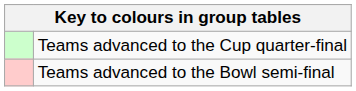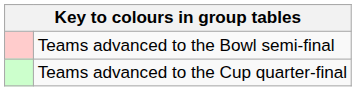rows swapped: (192, 45) <-> (186, 72)
